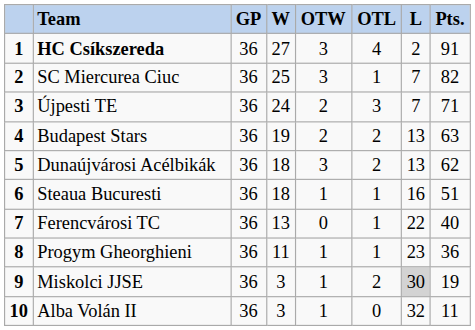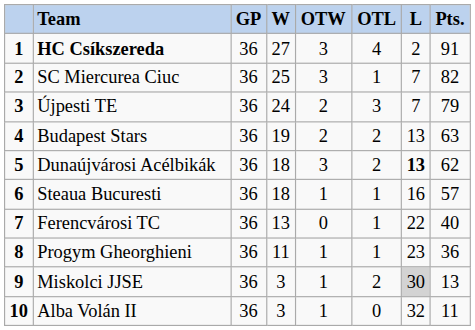(450, 106) 71 -> (450, 106) 79
(416, 164) normal -> (416, 164) bold
(450, 194) 51 -> (450, 194) 57
(450, 281) 19 -> (450, 281) 13
